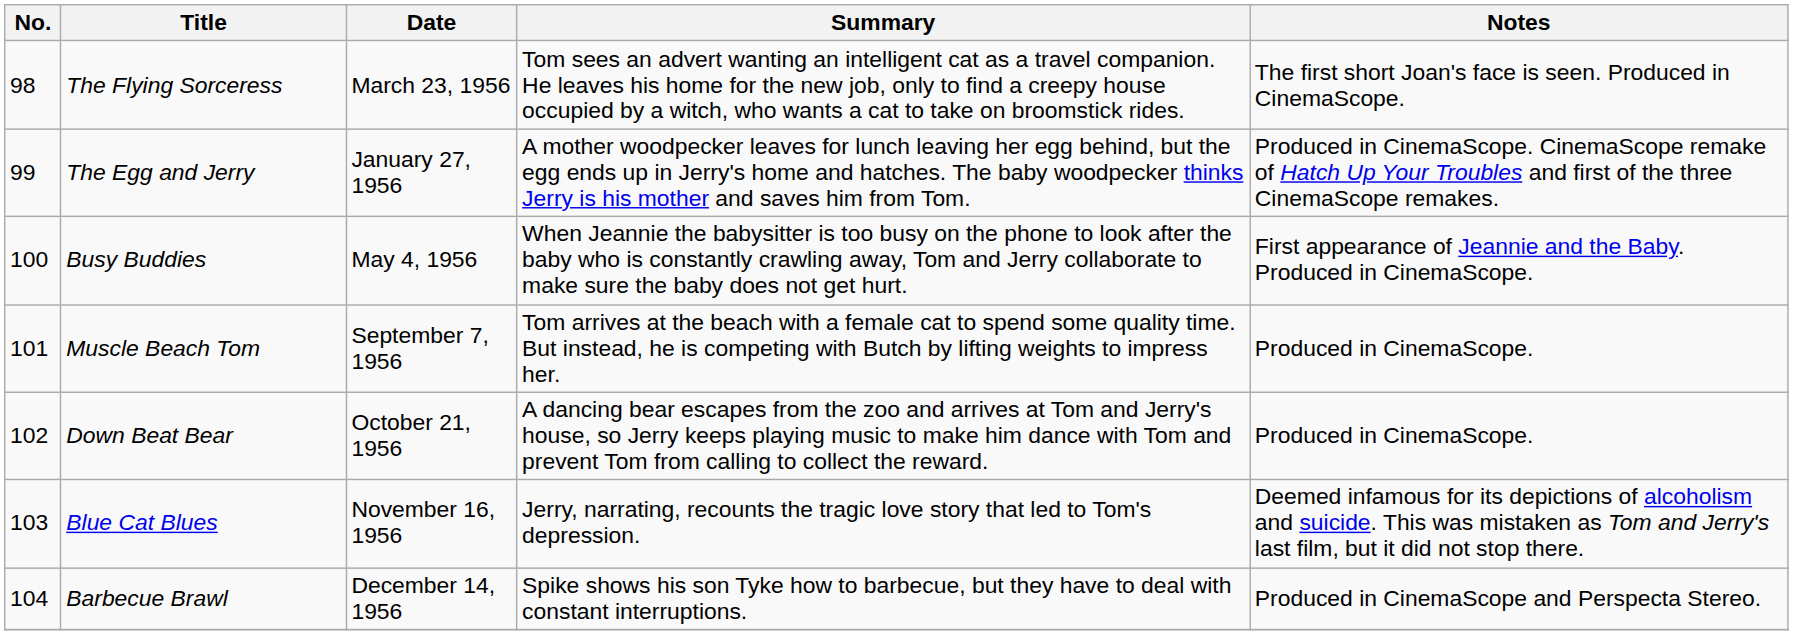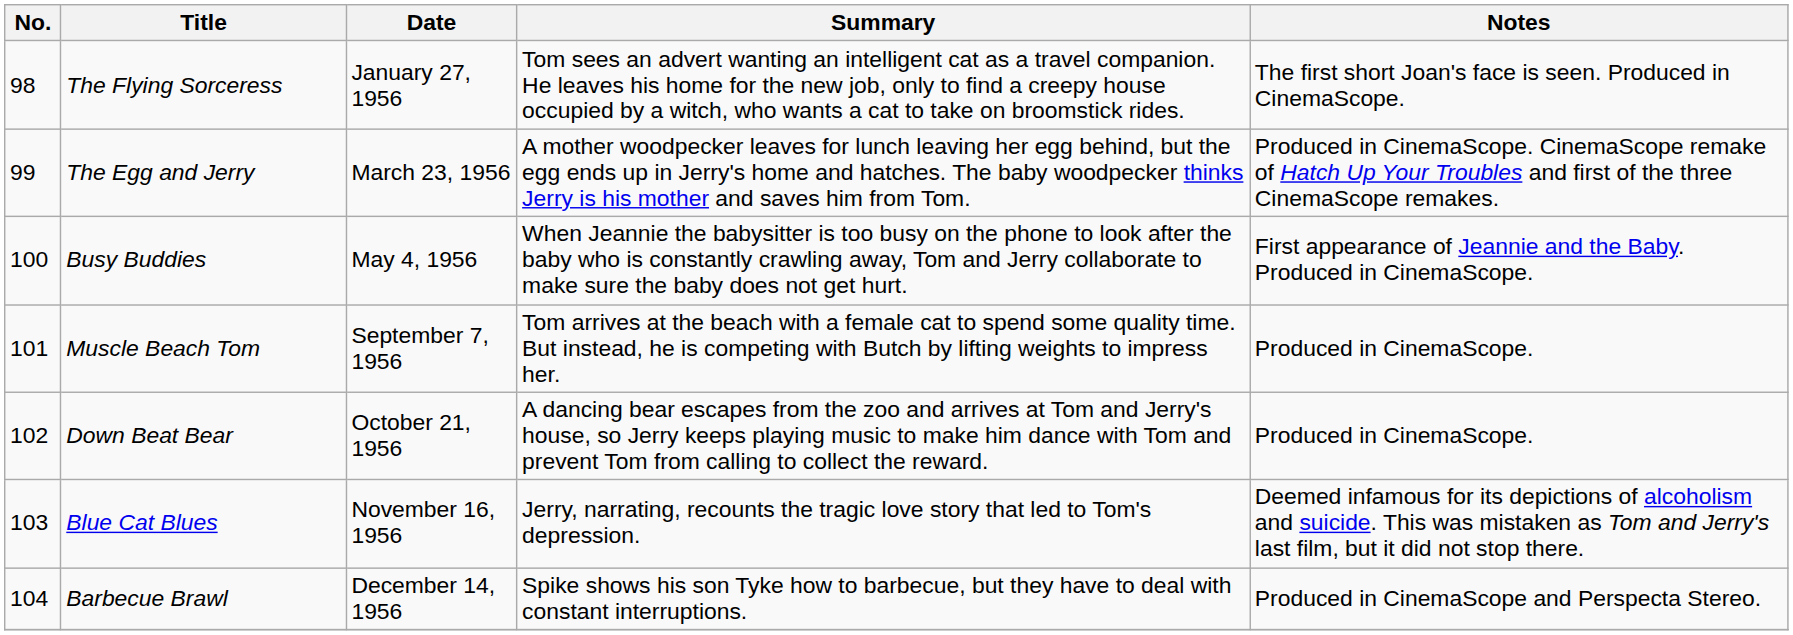(431, 84) March 23, 1956 -> (411, 84) January 27, 1956
(411, 172) January 27, 1956 -> (431, 172) March 23, 1956
